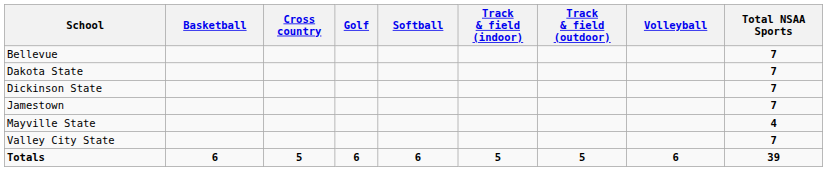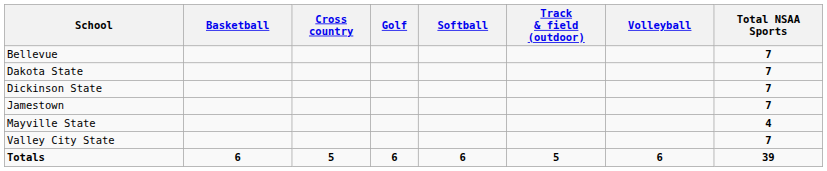- column: (498, 25)
